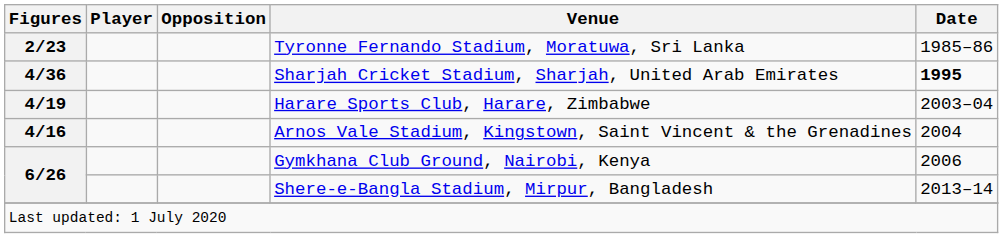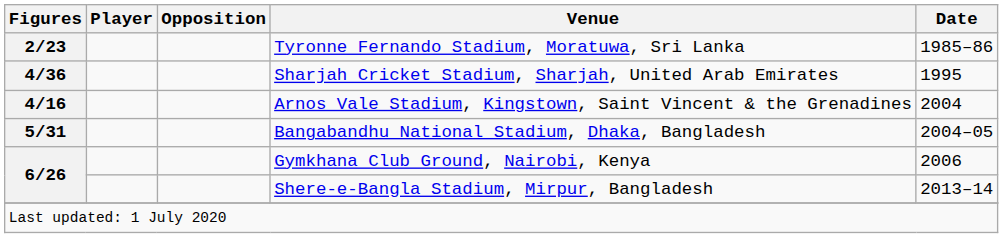(941, 76) bold -> (941, 76) normal
- row: (462, 104)
+ row: (520, 132)
